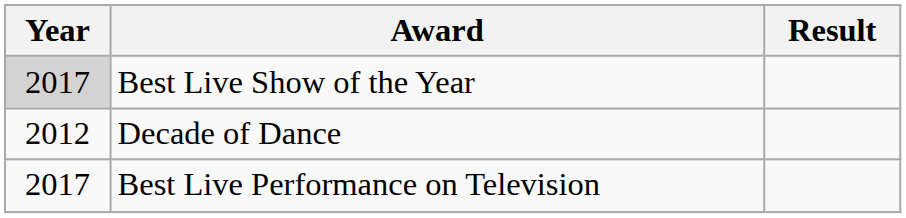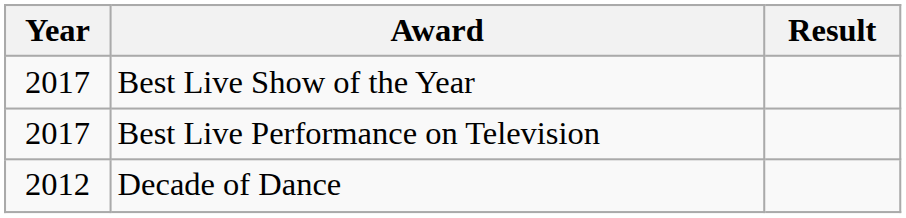(58, 81) lightgrey background -> (58, 81) no background
rows swapped: (359, 184) <-> (229, 133)
